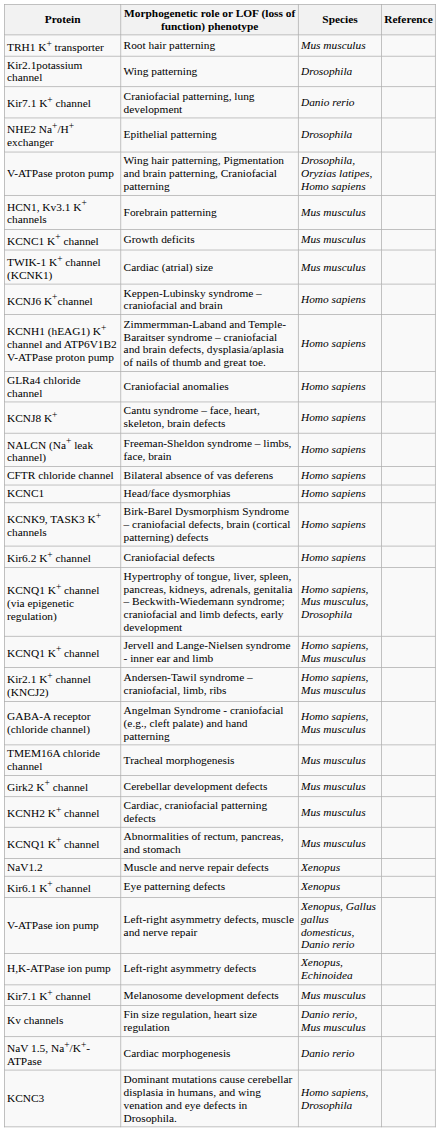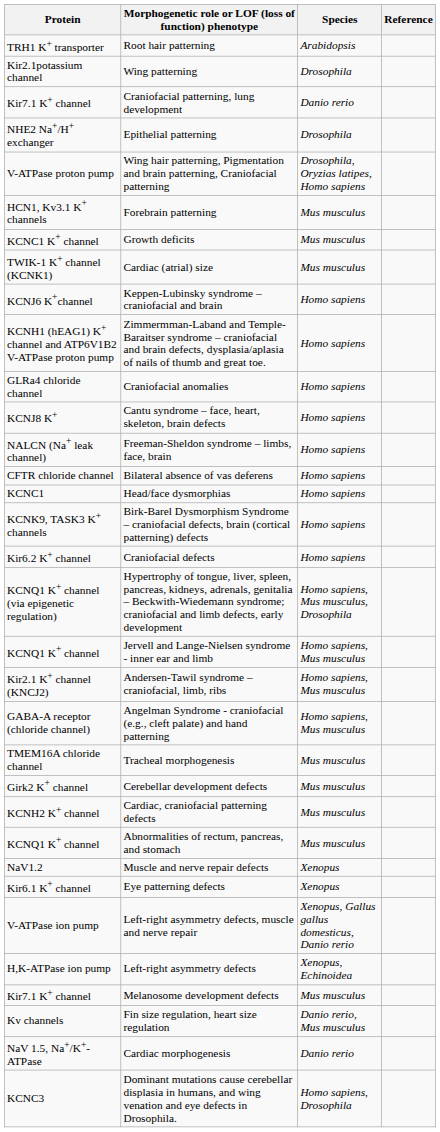(333, 45) Mus musculus -> (328, 45) Arabidopsis
